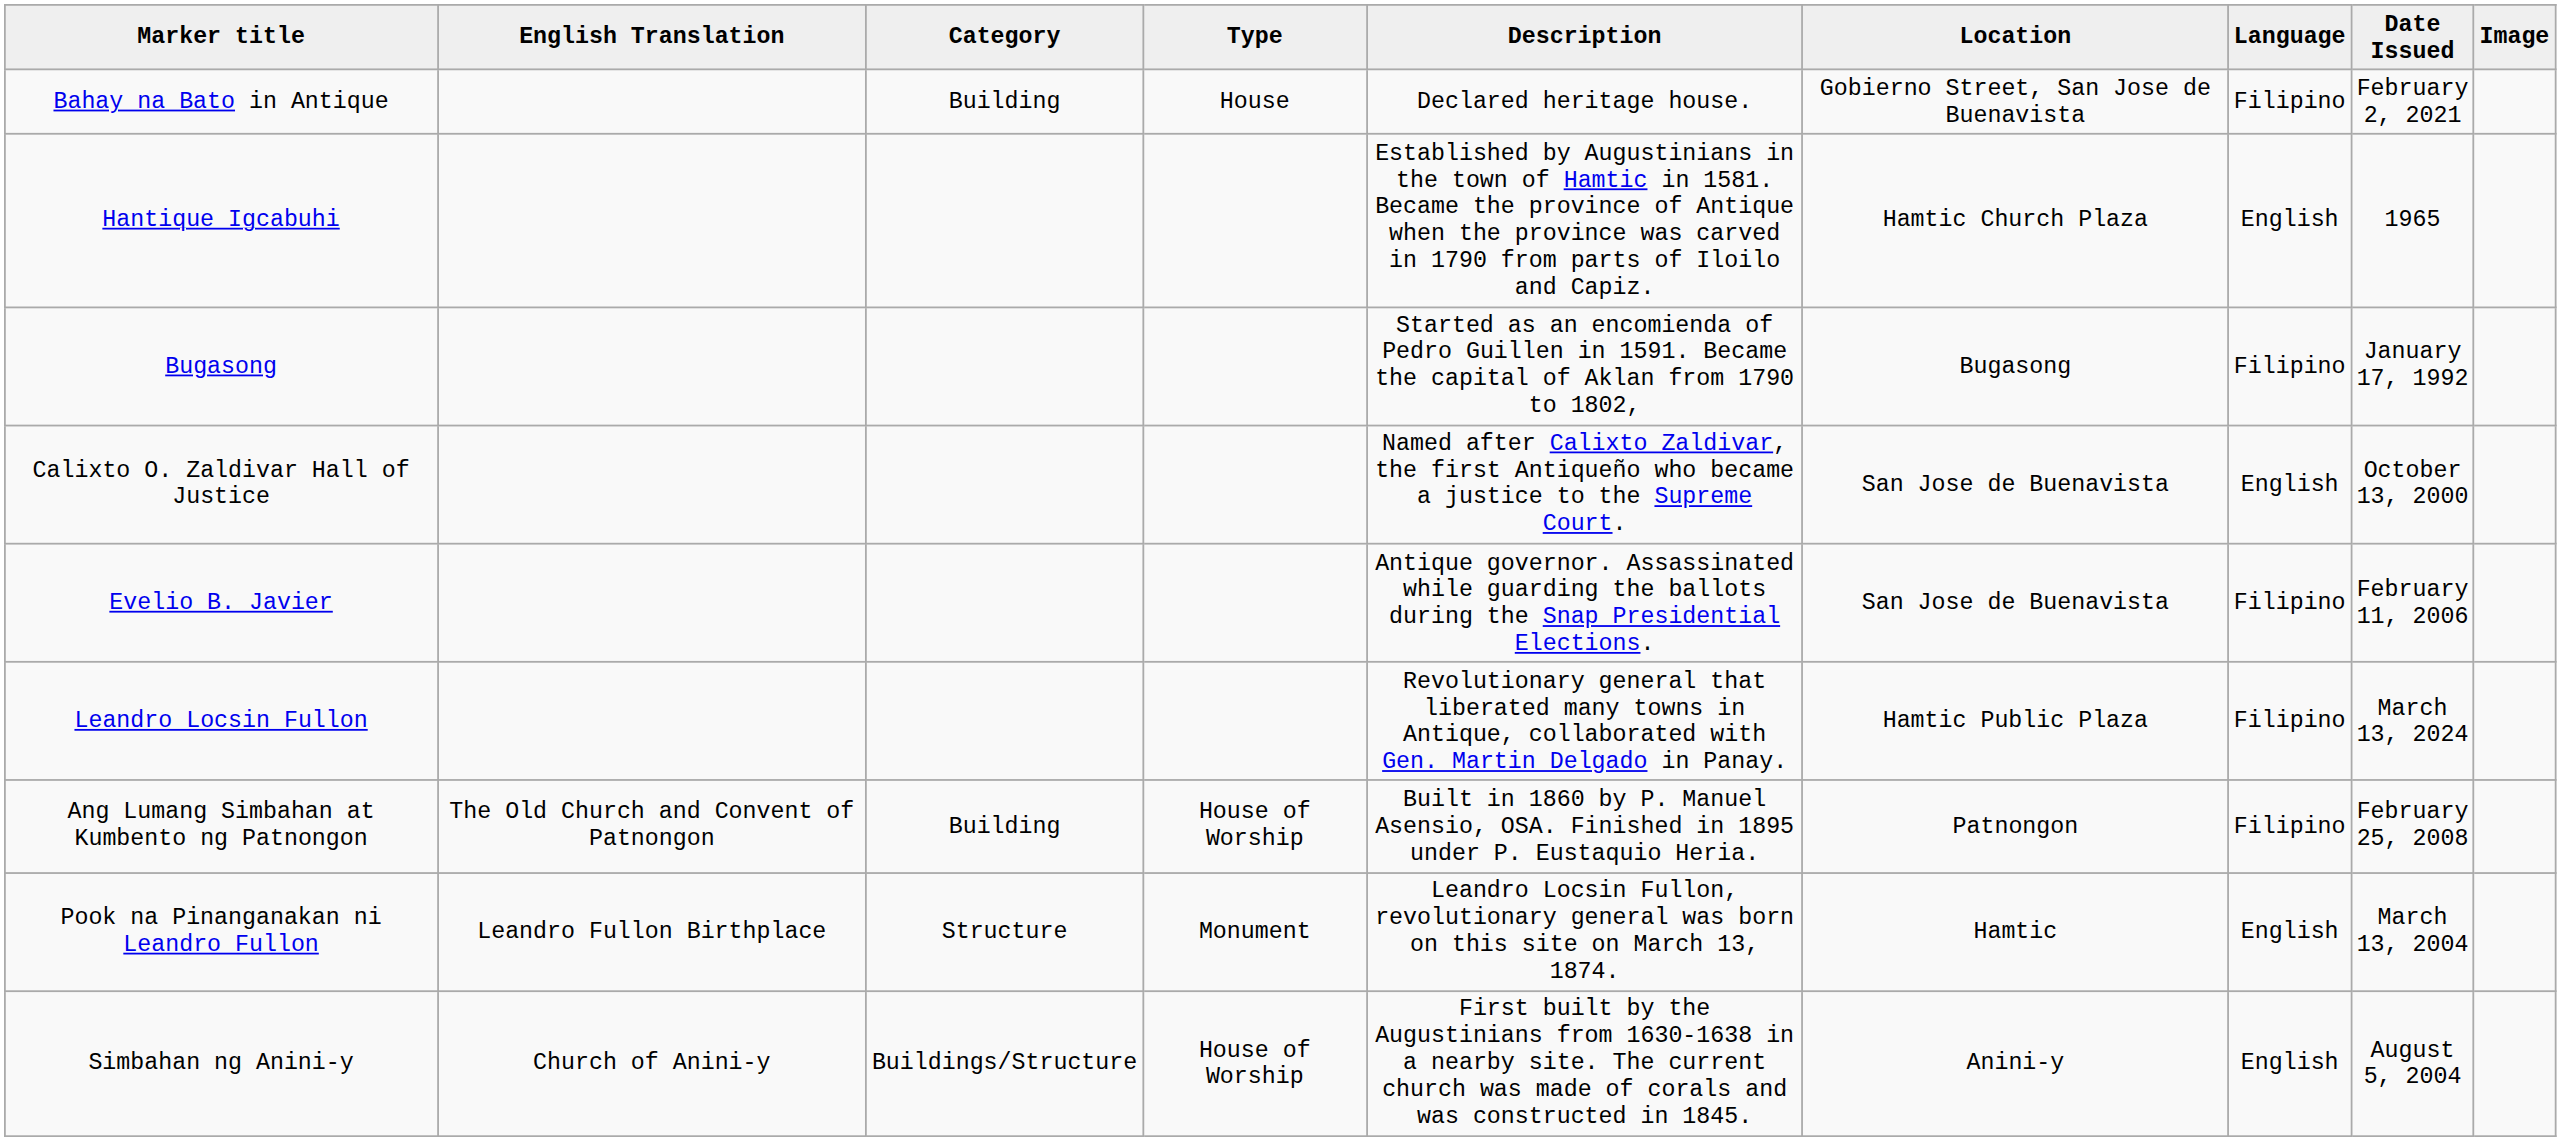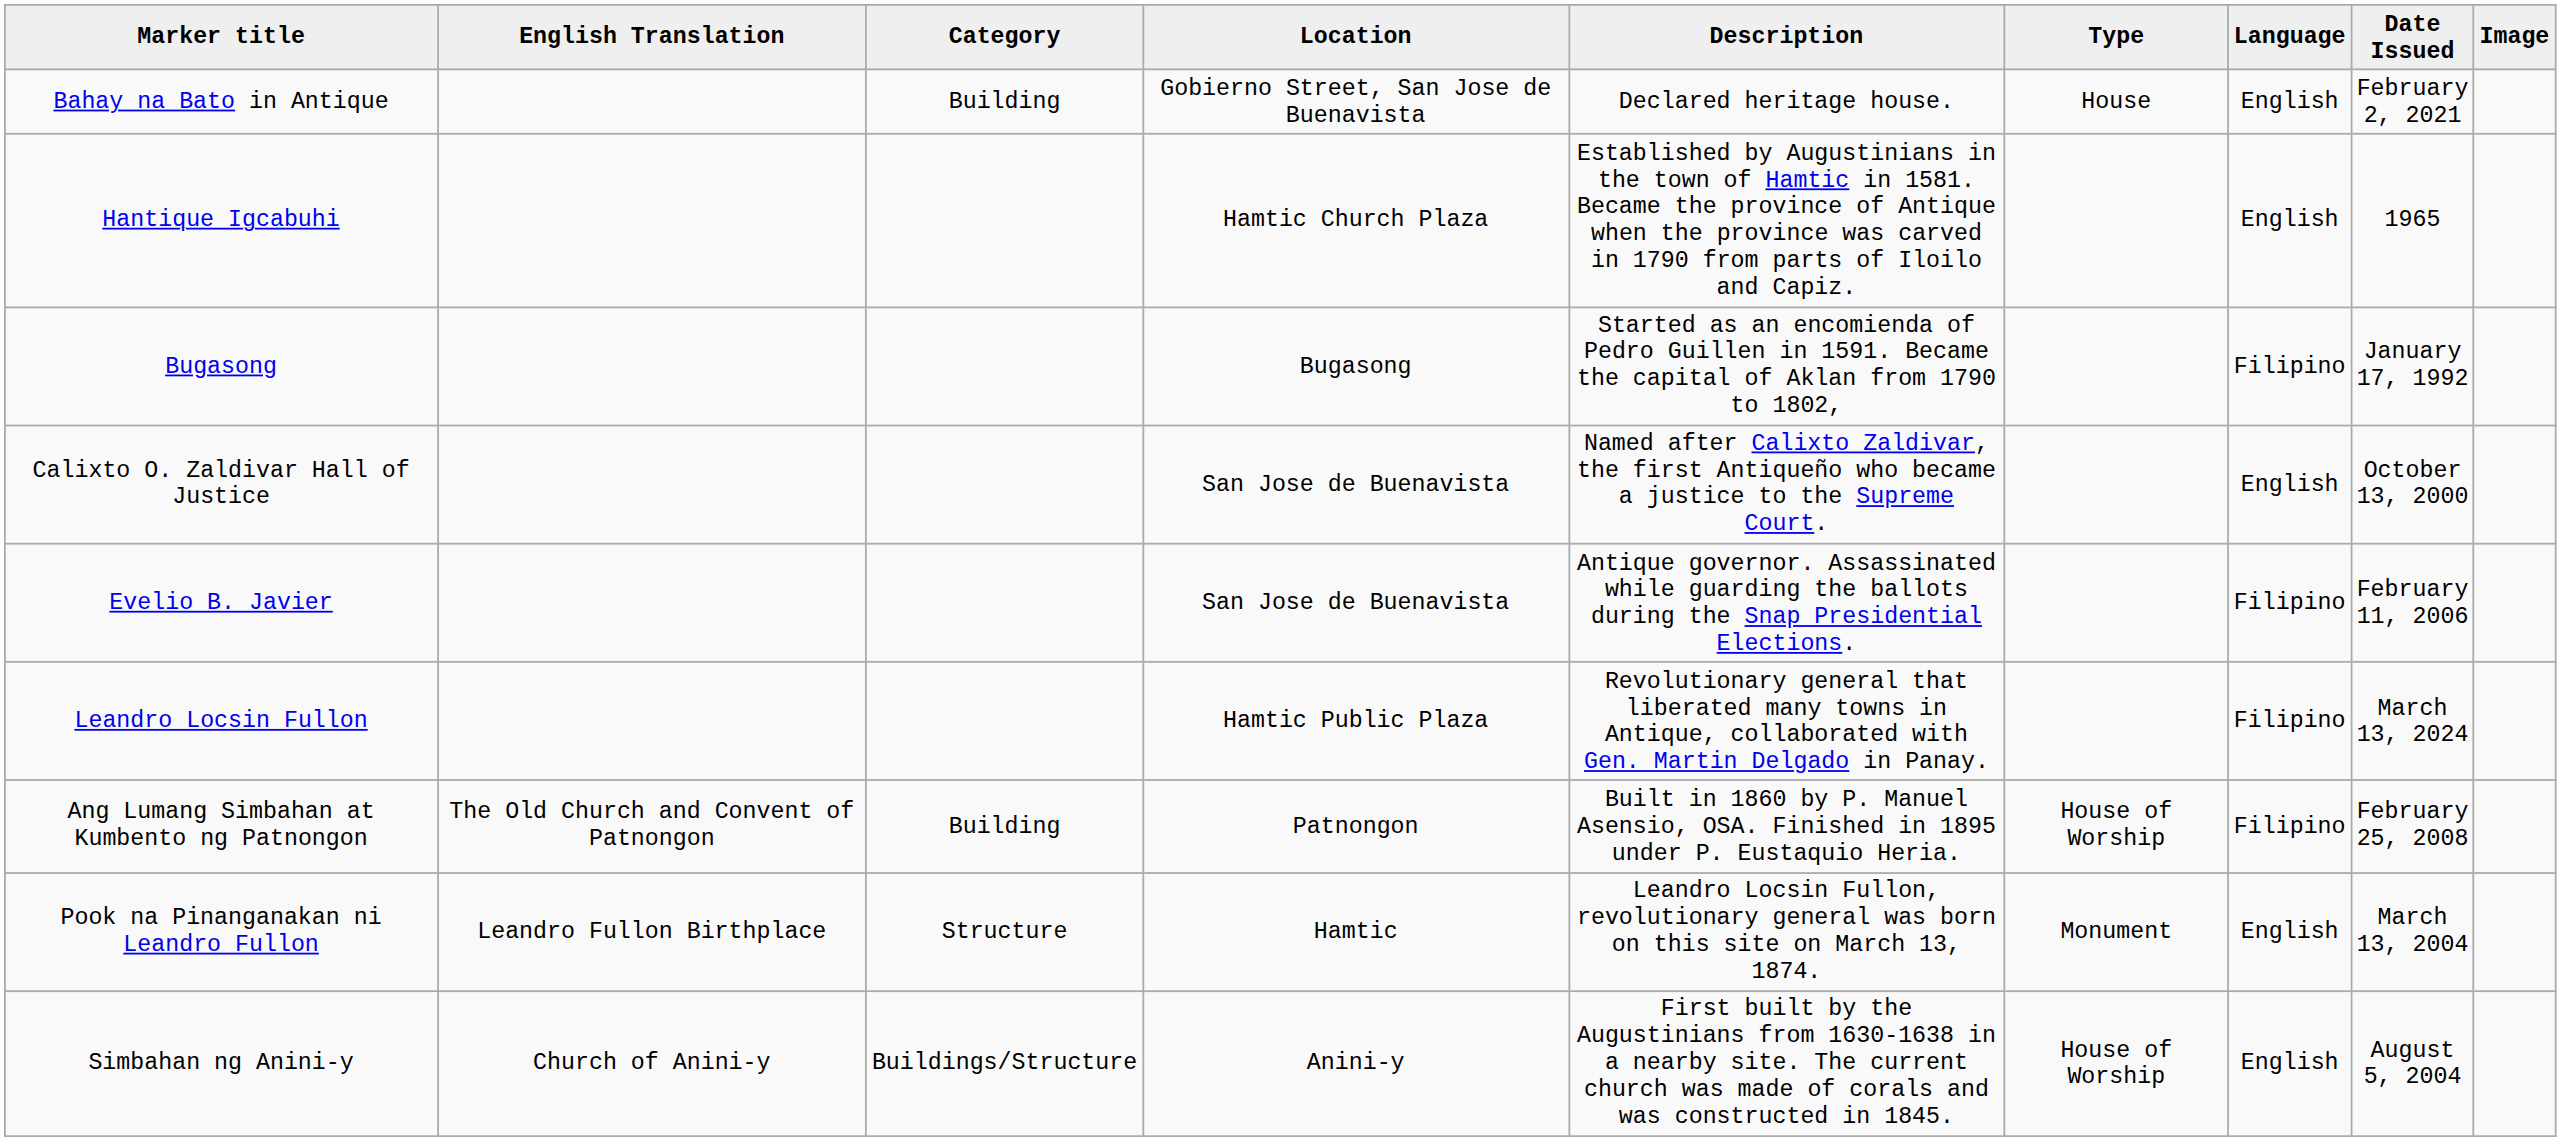columns swapped: (1255, 37) <-> (2015, 37)
(2290, 102) Filipino -> (2290, 102) English
